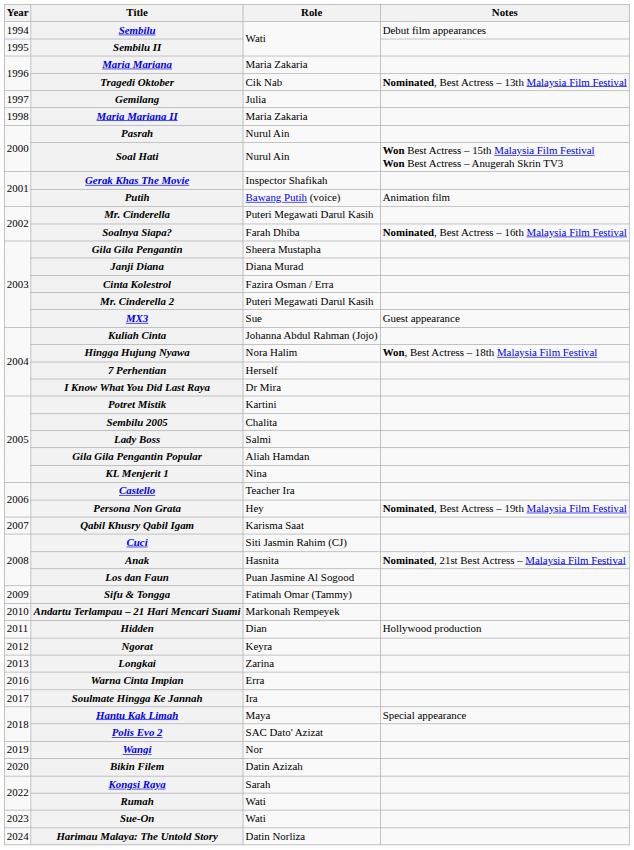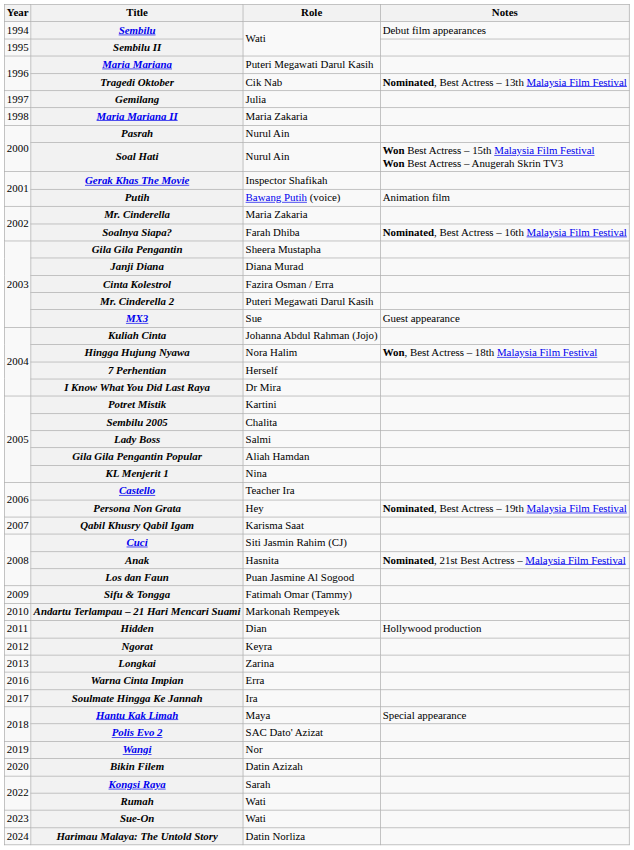(277, 64) Maria Zakaria -> (310, 64) Puteri Megawati Darul Kasih
(310, 215) Puteri Megawati Darul Kasih -> (277, 215) Maria Zakaria
